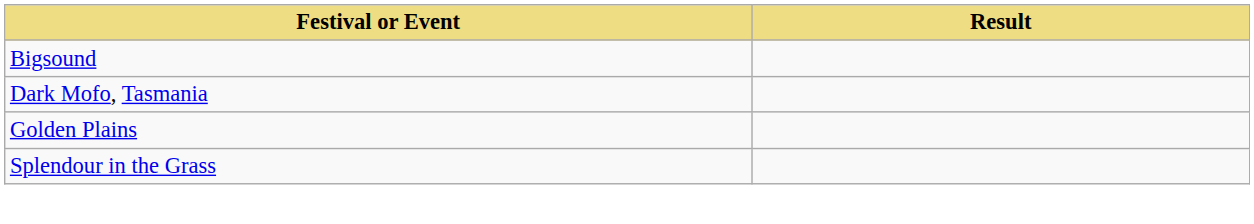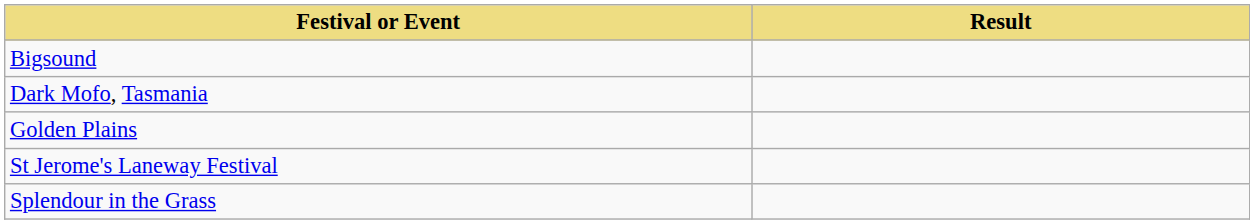+ row: (144, 165)
